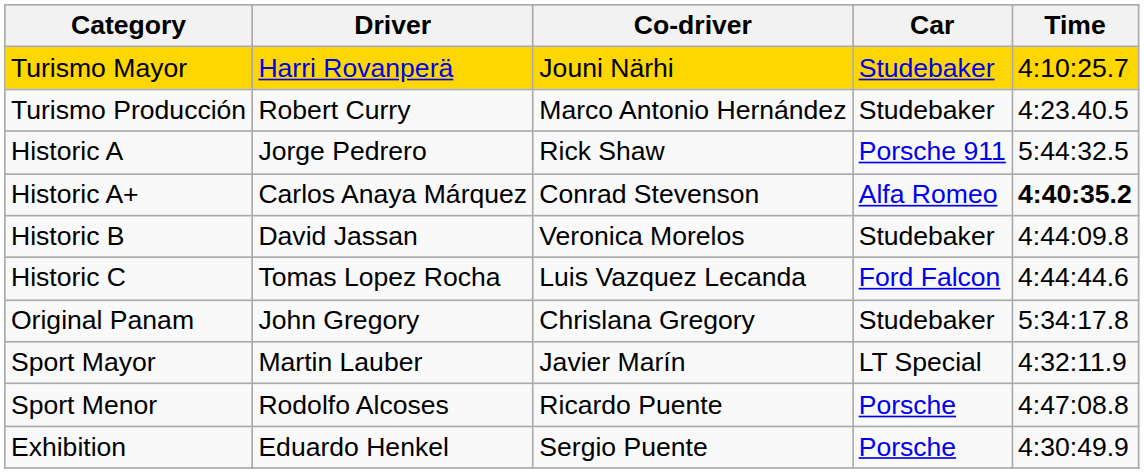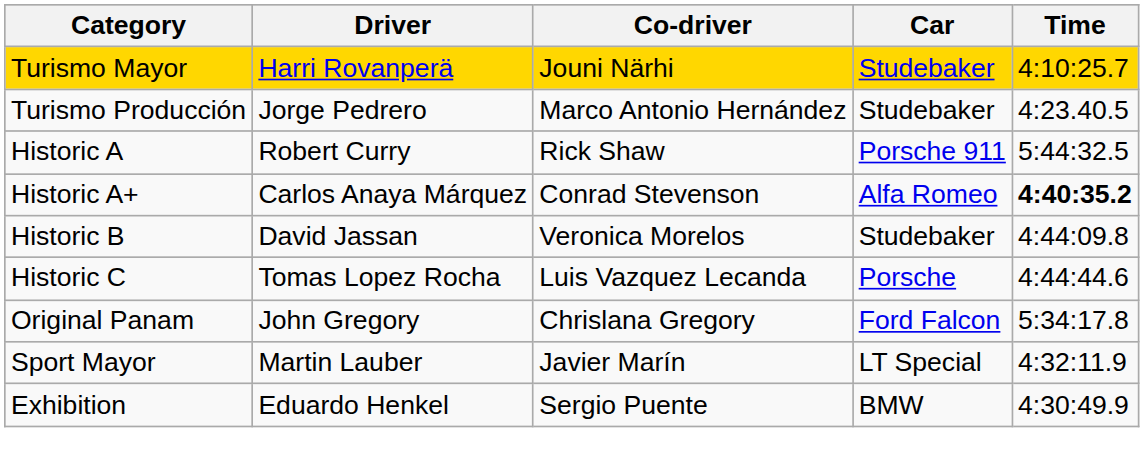(334, 109) Robert Curry -> (343, 109) Jorge Pedrero
(343, 151) Jorge Pedrero -> (334, 151) Robert Curry
(930, 278) Ford Falcon -> (907, 278) Porsche
(927, 320) Studebaker -> (930, 320) Ford Falcon
- row: (84, 404)
(907, 446) Porsche -> (891, 404) BMW
